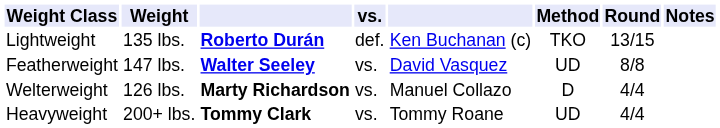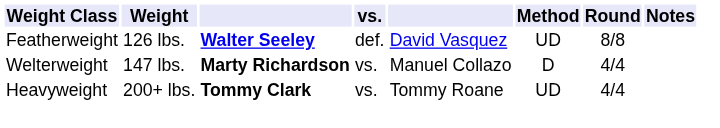- row: (51, 40)
(154, 65) 147 lbs. -> (154, 40) 126 lbs.
(366, 65) vs. -> (370, 40) def.
(154, 90) 126 lbs. -> (154, 65) 147 lbs.
